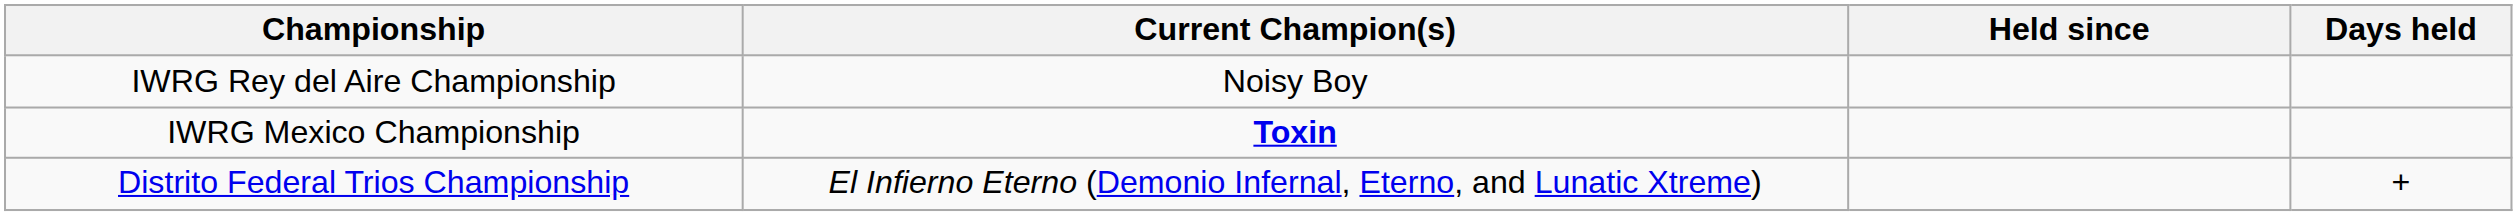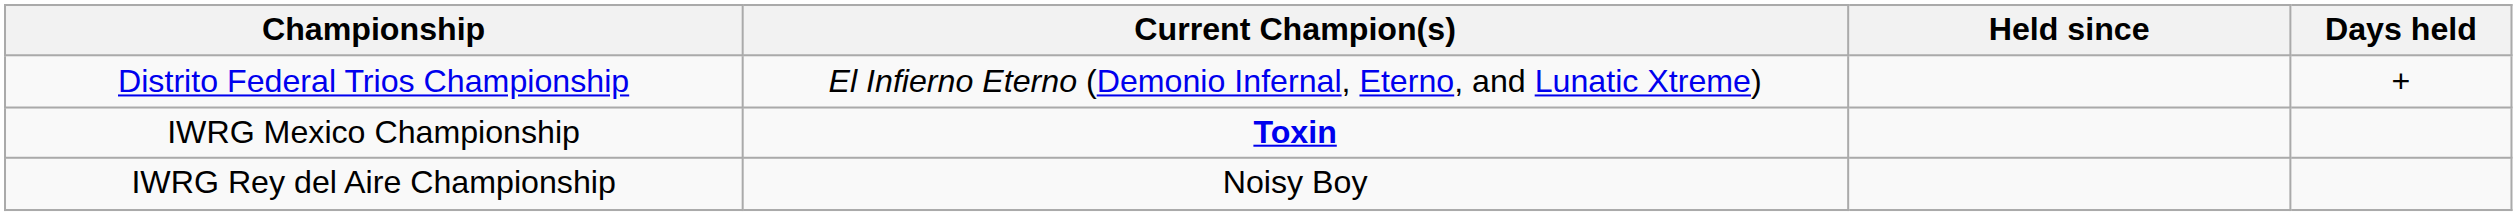rows swapped: (374, 81) <-> (374, 183)
